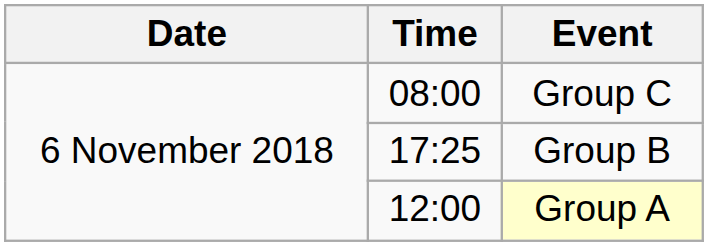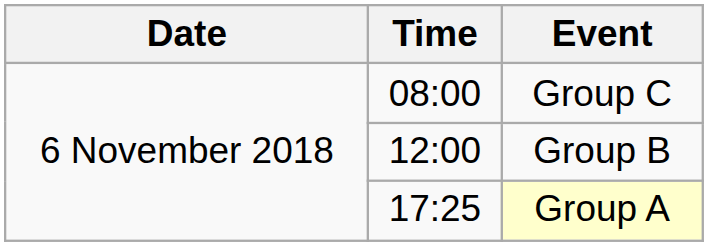(435, 151) 17:25 -> (435, 151) 12:00
(435, 209) 12:00 -> (435, 209) 17:25
